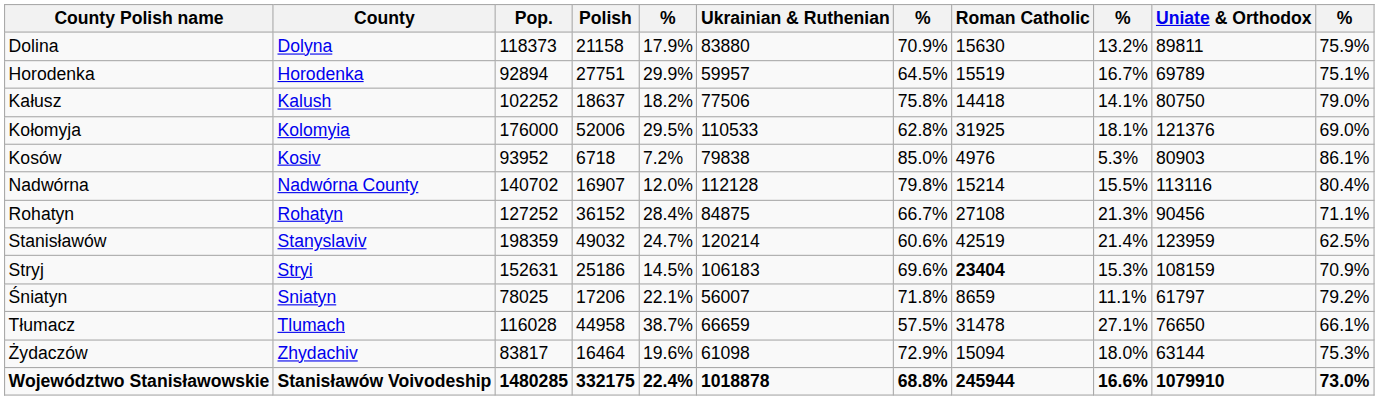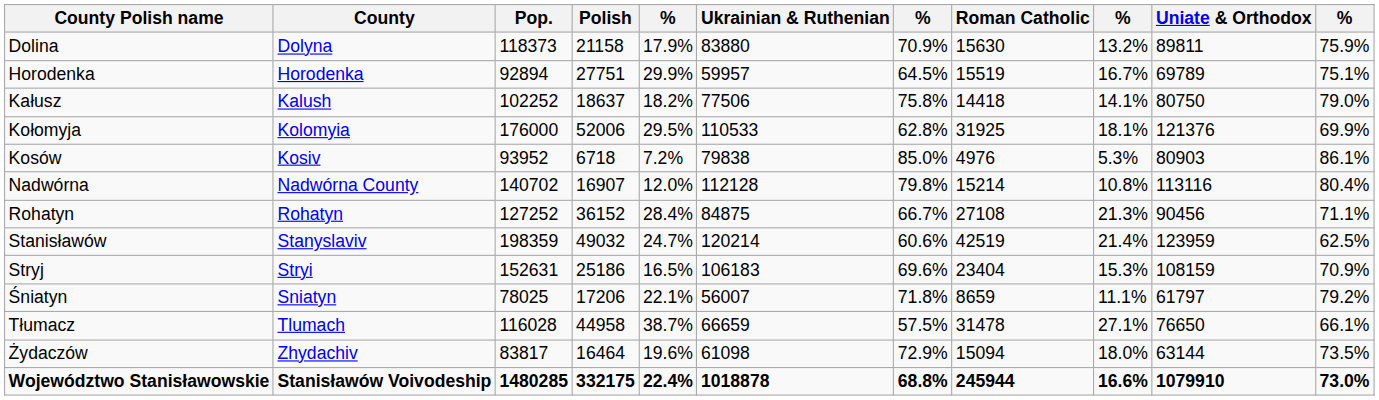(1345, 130) 69.0% -> (1345, 130) 69.9%
(1123, 185) 15.5% -> (1123, 185) 10.8%
(668, 269) 14.5% -> (668, 269) 16.5%
(980, 269) bold -> (980, 269) normal
(1345, 353) 75.3% -> (1345, 353) 73.5%
